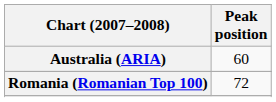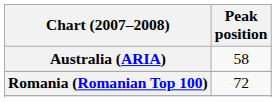(241, 58) 60 -> (241, 58) 58
